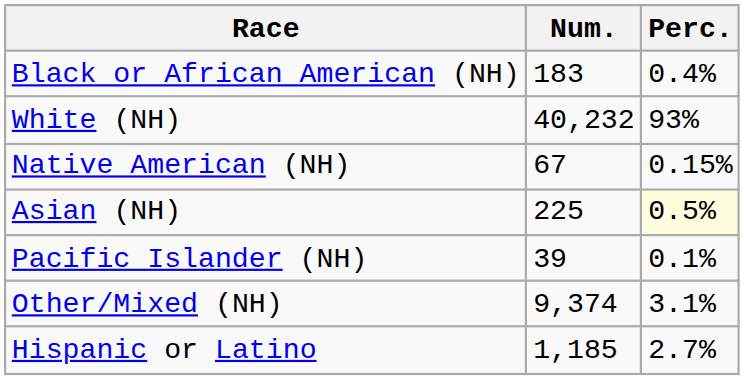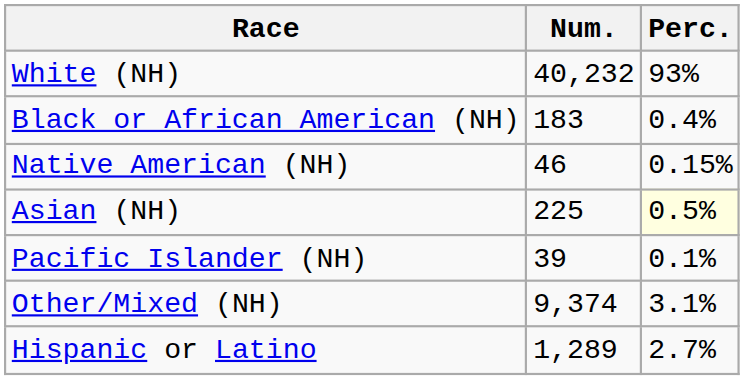rows swapped: (96, 120) <-> (266, 74)
(550, 166) 67 -> (550, 166) 46
(575, 350) 1,185 -> (575, 350) 1,289
